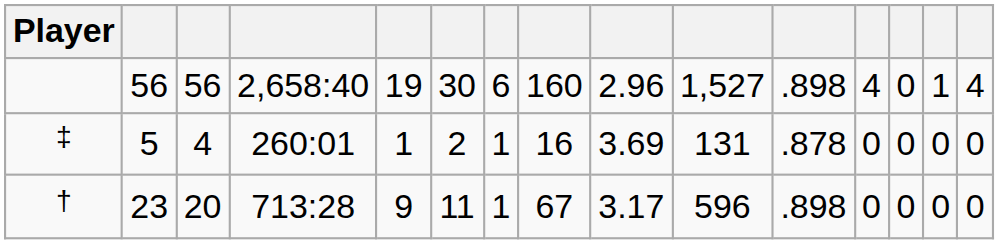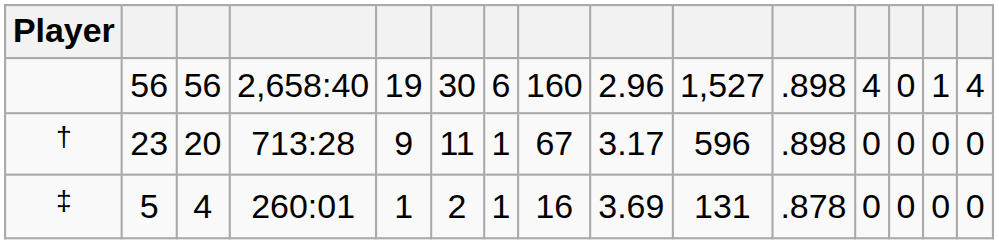rows swapped: (64, 199) <-> (64, 136)
